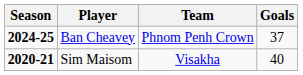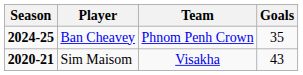(277, 37) 37 -> (277, 37) 35
(277, 59) 40 -> (277, 59) 43
